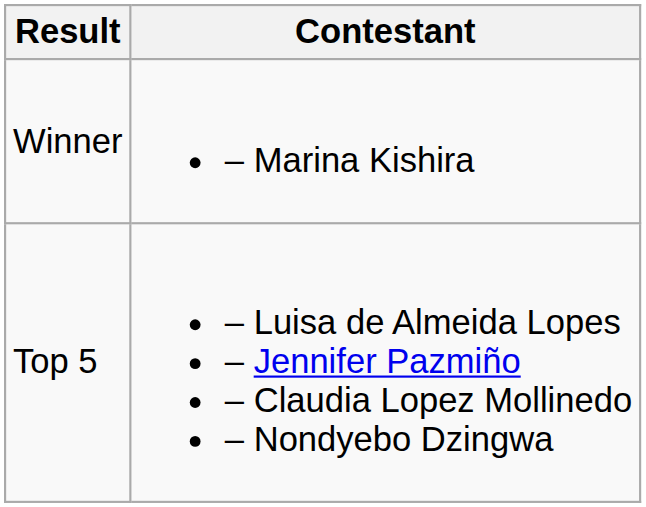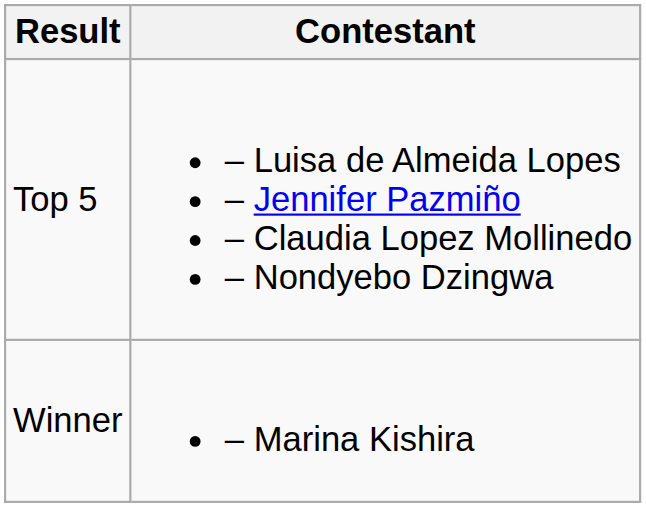rows swapped: (68, 140) <-> (55, 361)
